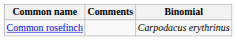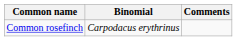columns swapped: (184, 12) <-> (110, 12)
